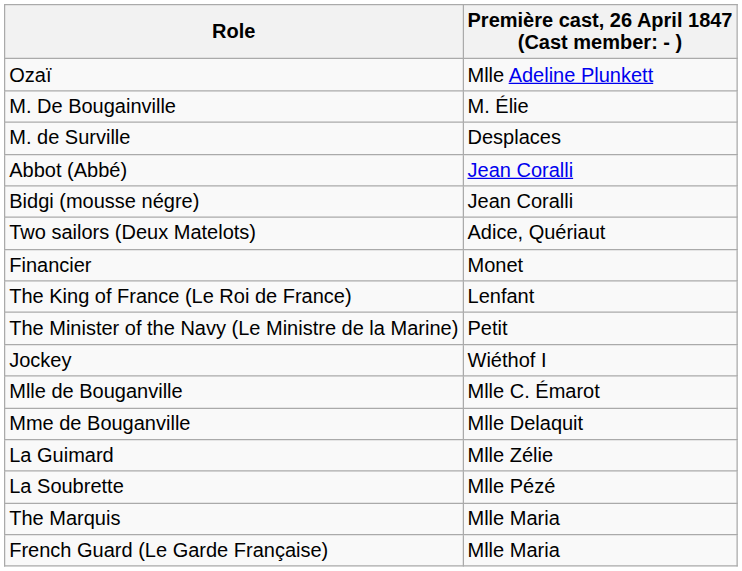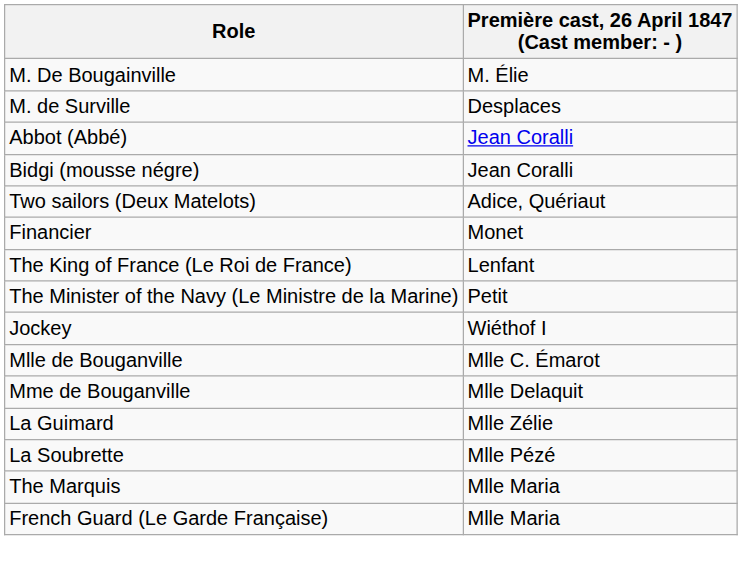- row: (30, 74)
